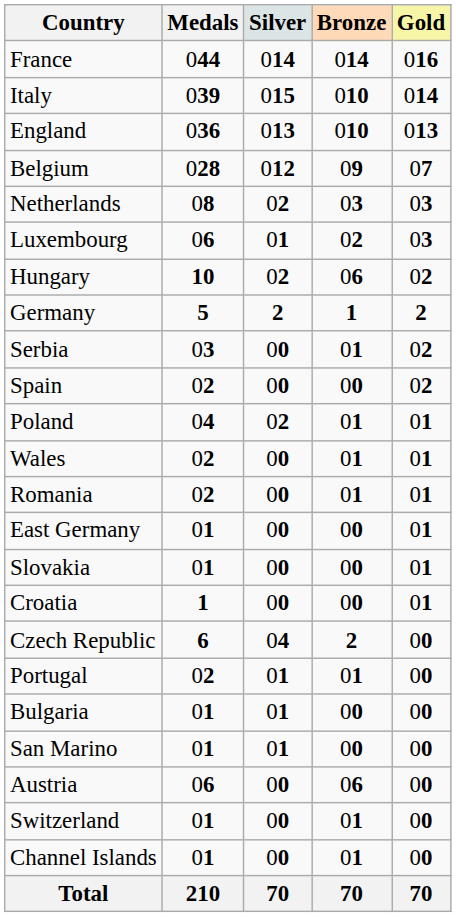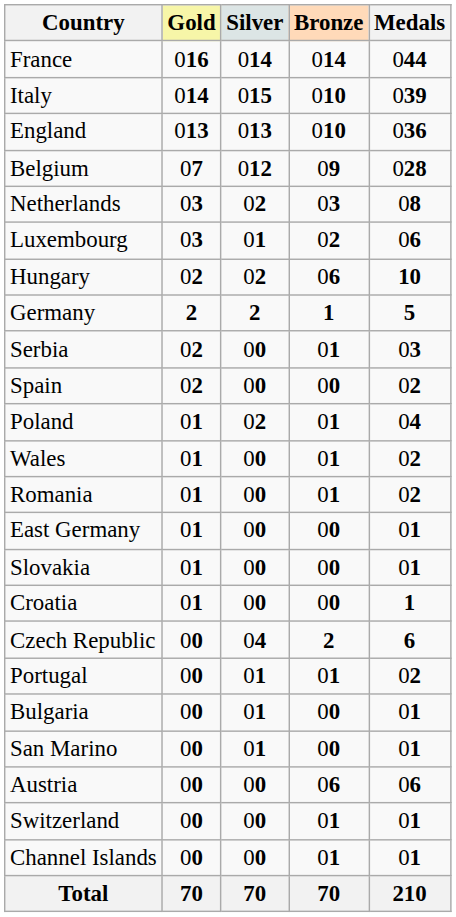columns swapped: (421, 22) <-> (203, 22)
